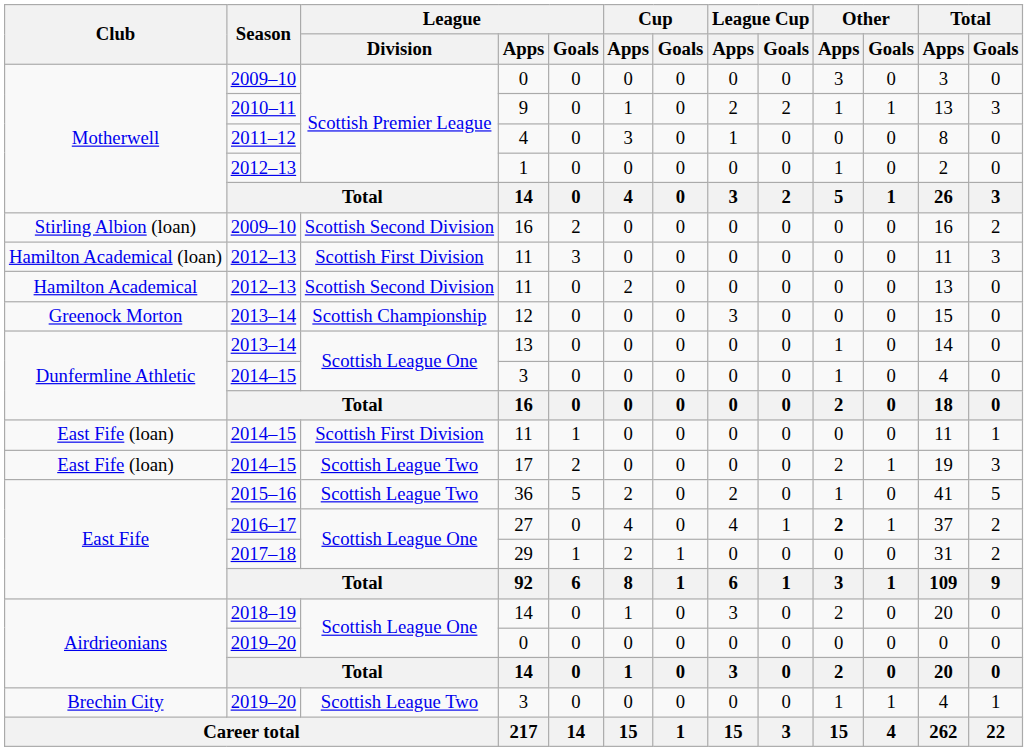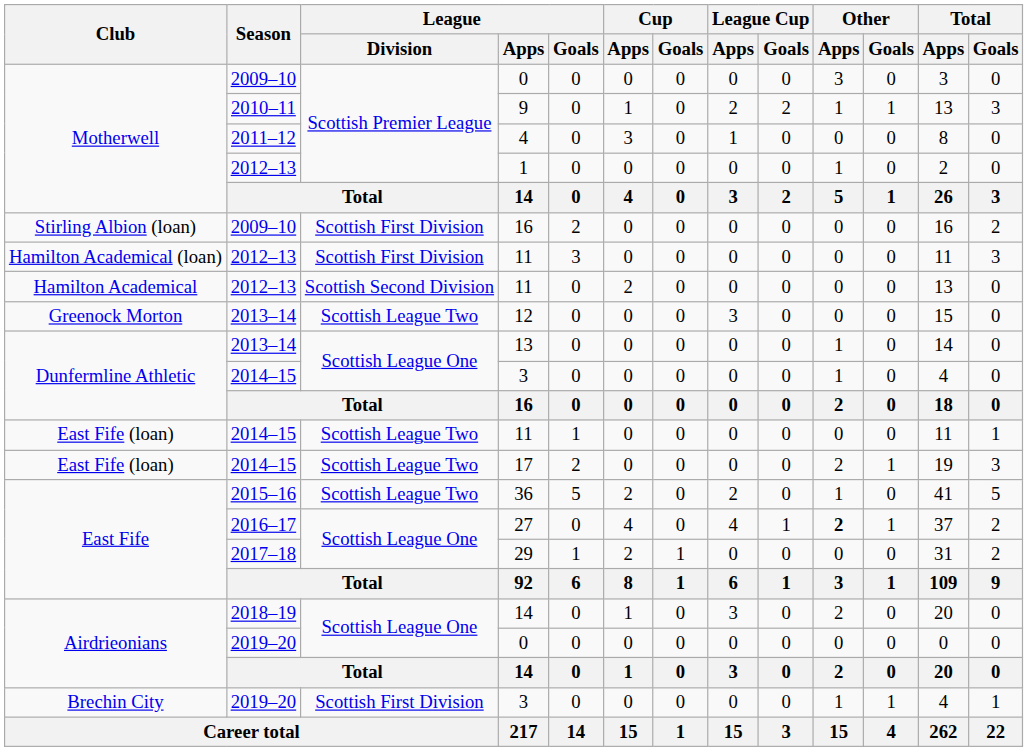(399, 227) Scottish Second Division -> (399, 227) Scottish First Division
(399, 316) Scottish Championship -> (399, 316) Scottish League Two
(399, 434) Scottish First Division -> (399, 434) Scottish League Two
(399, 702) Scottish League Two -> (399, 702) Scottish First Division
